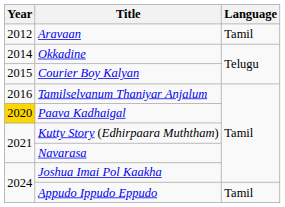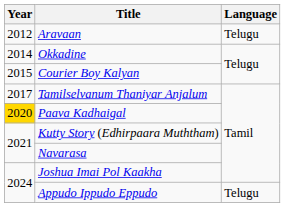(239, 34) Tamil -> (242, 34) Telugu
(20, 93) 2016 -> (20, 93) 2017
(239, 192) Tamil -> (242, 192) Telugu
